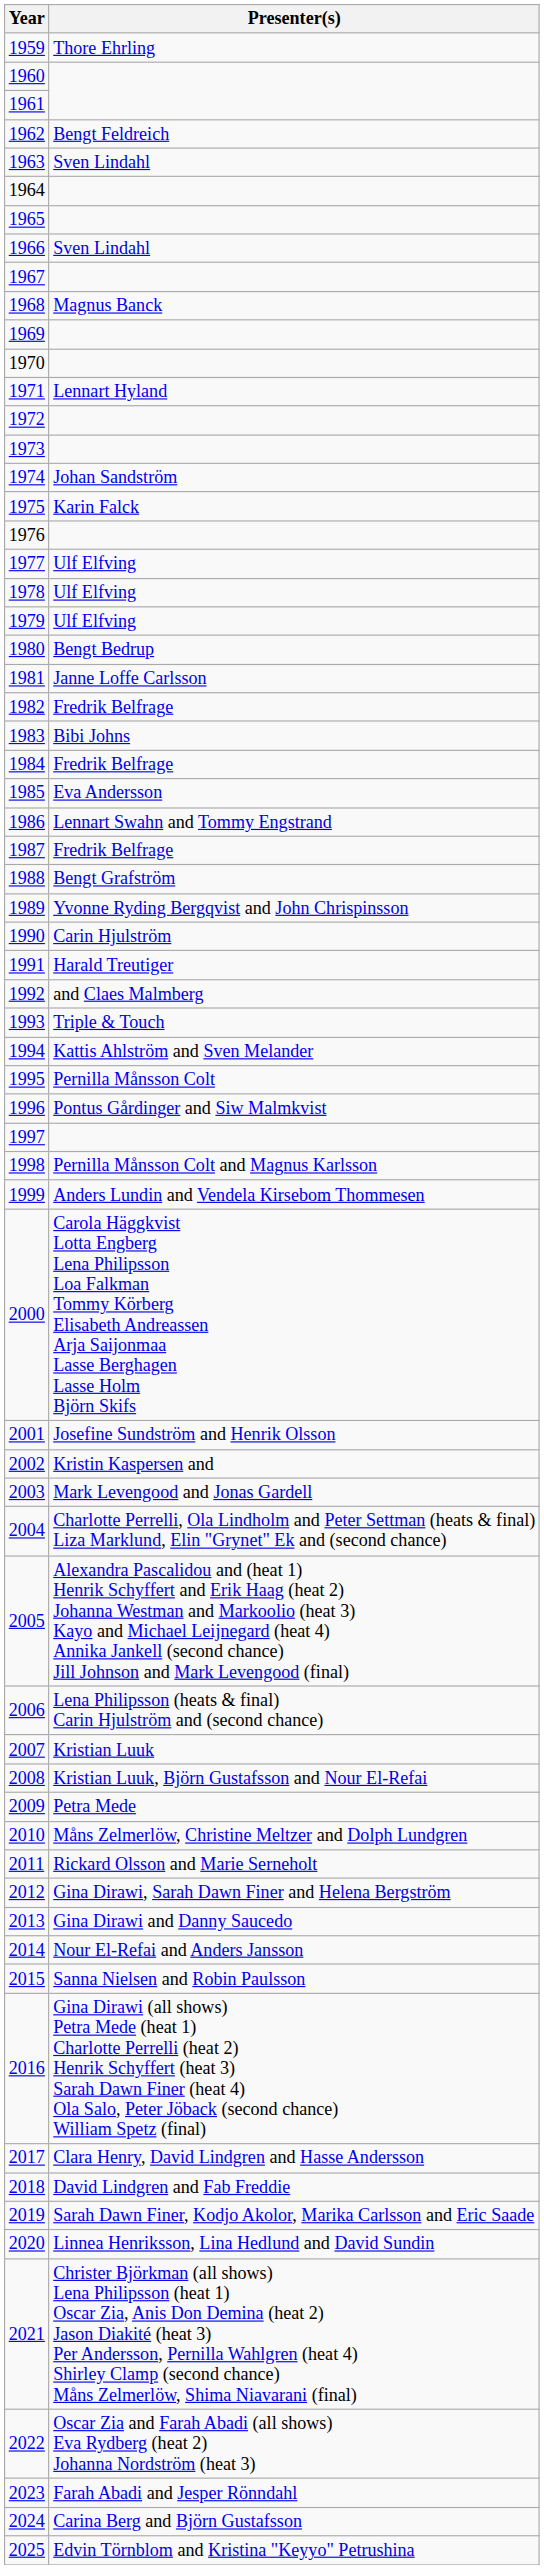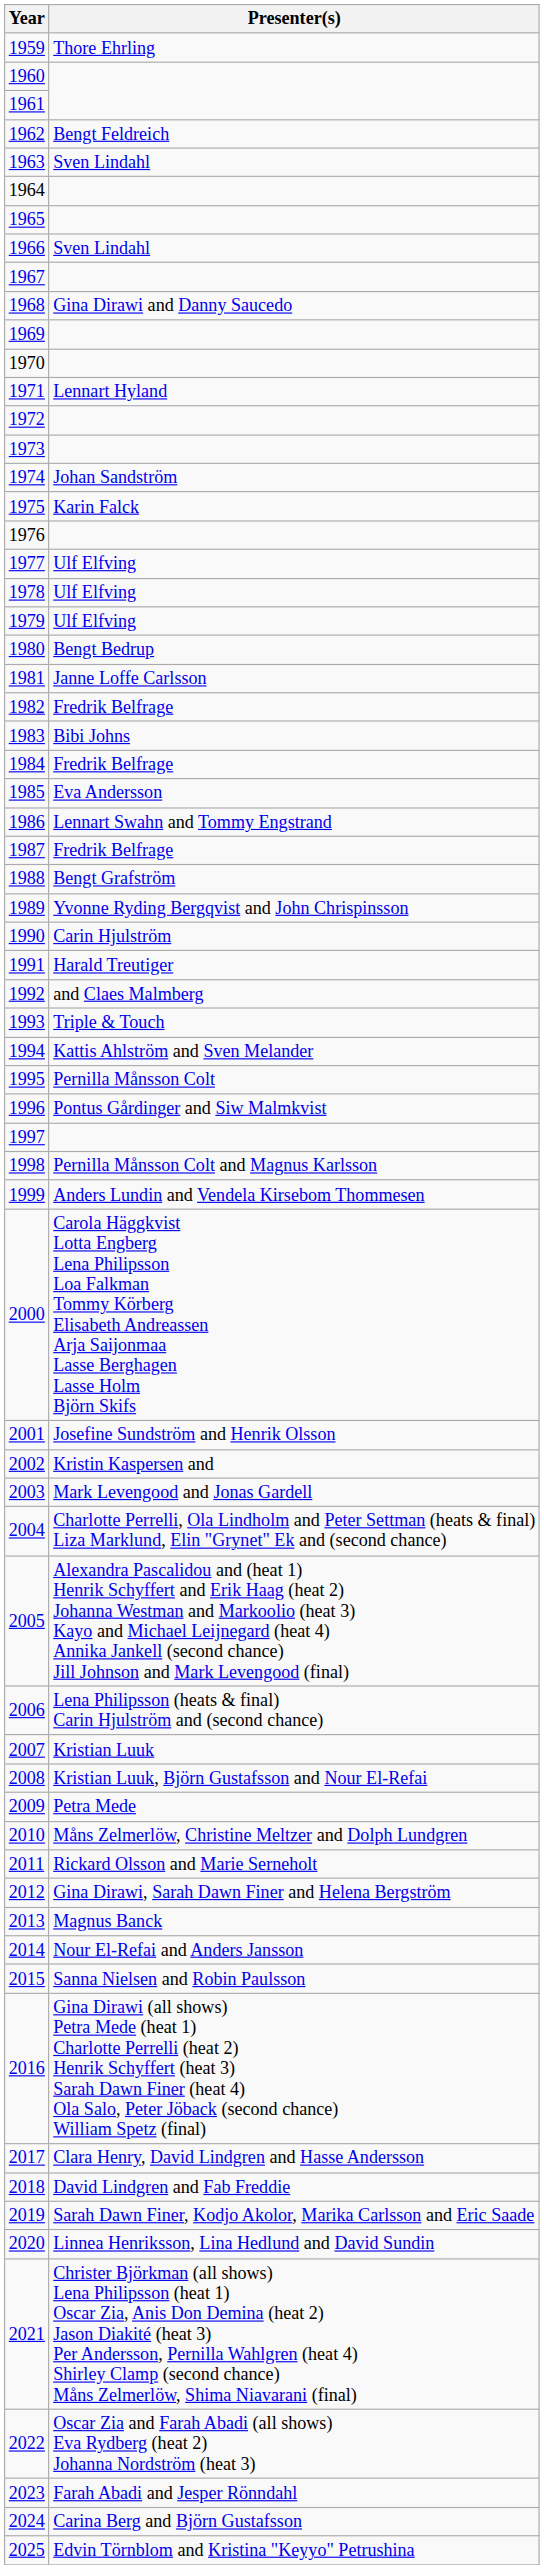(108, 305) Magnus Banck -> (173, 305) Gina Dirawi and Danny Saucedo
(173, 1921) Gina Dirawi and Danny Saucedo -> (108, 1921) Magnus Banck
